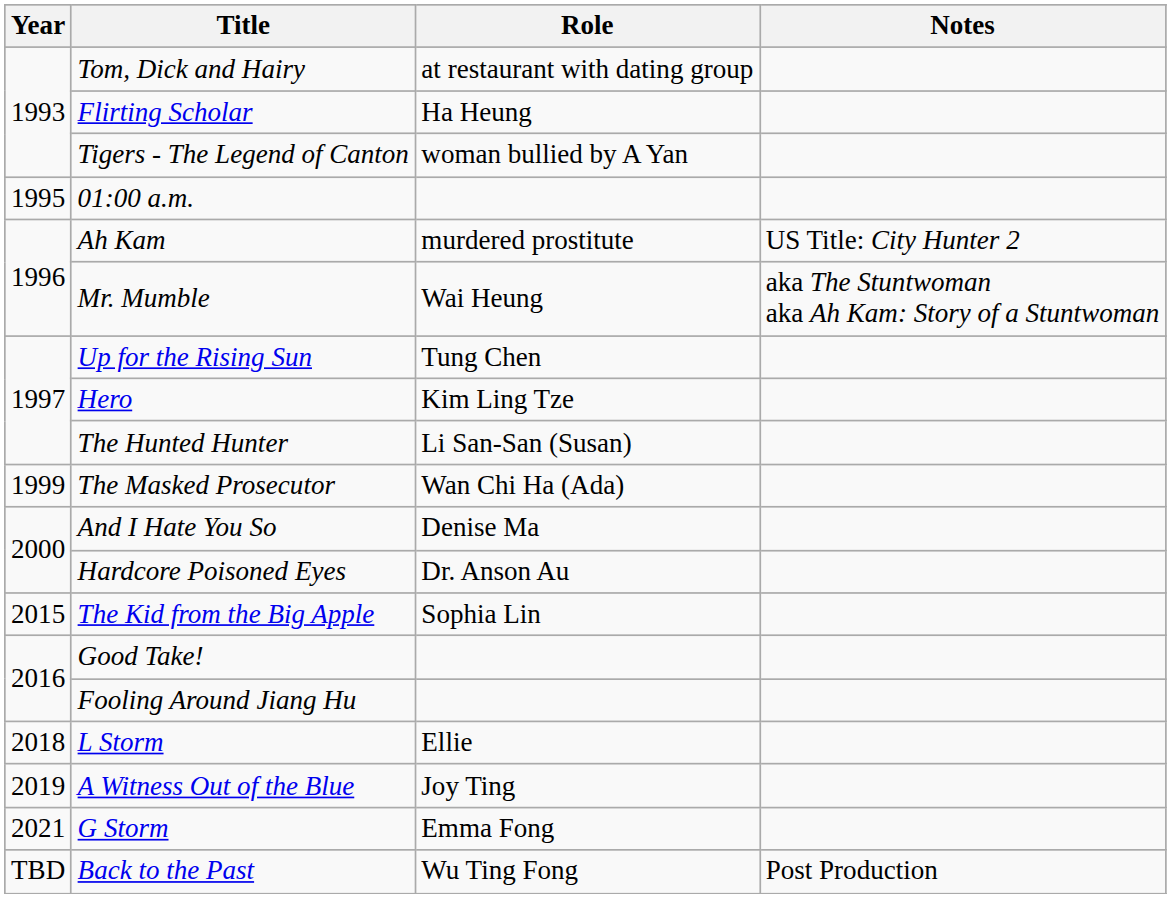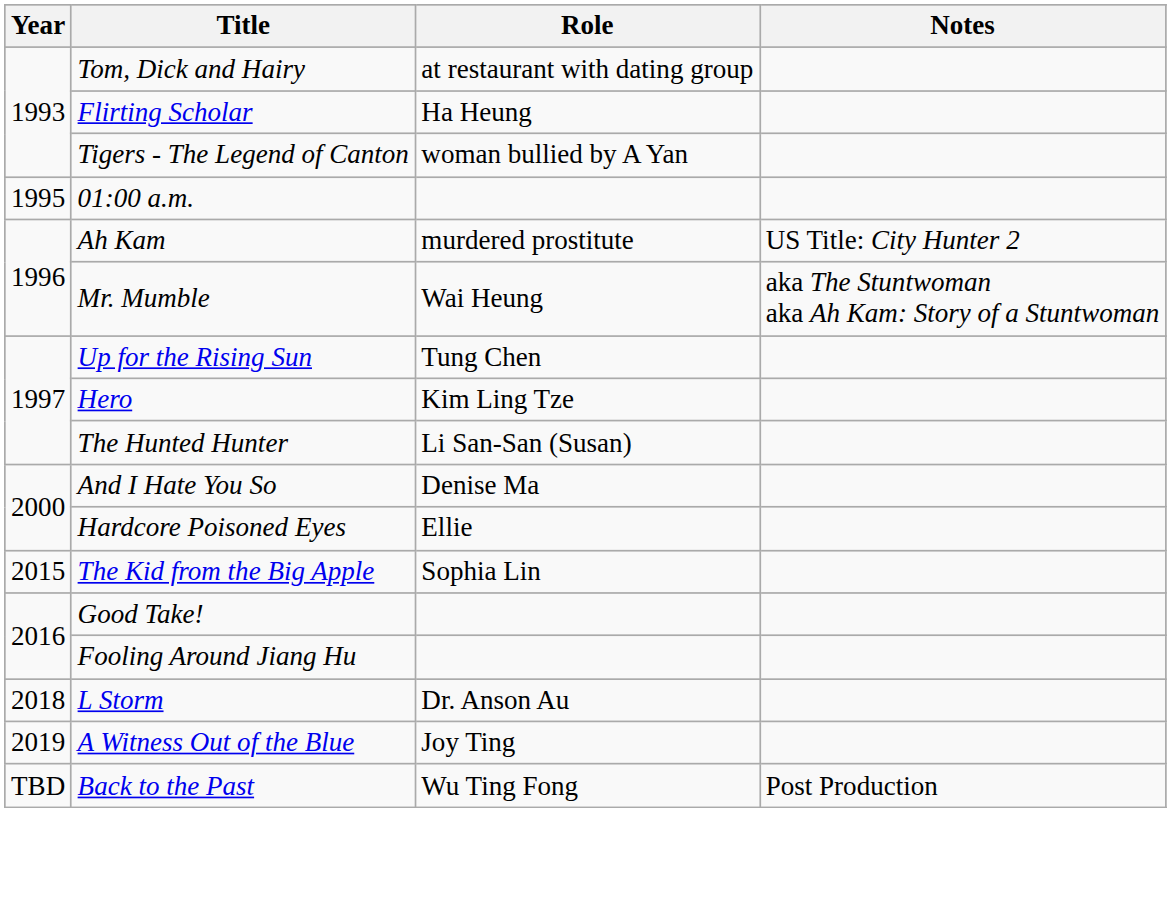- row: (206, 485)
(495, 570) Dr. Anson Au -> (447, 528) Ellie
(447, 742) Ellie -> (495, 699) Dr. Anson Au
- row: (123, 828)
